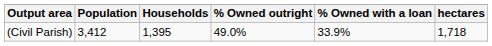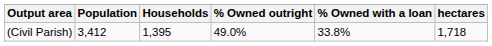(334, 31) 33.9% -> (334, 31) 33.8%
